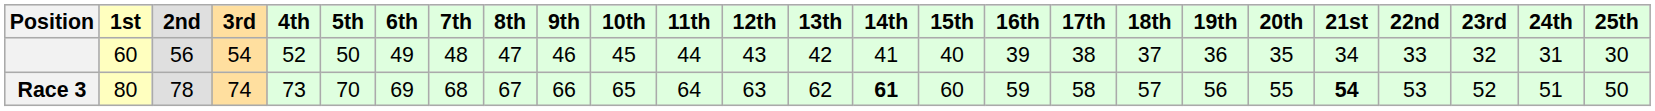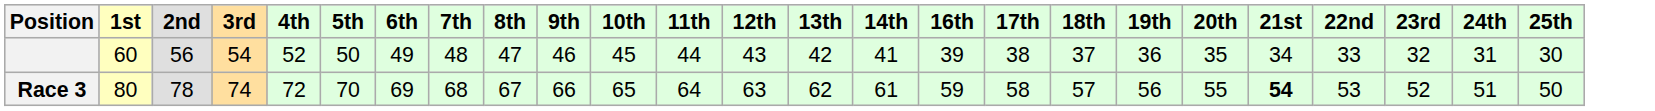- column: (952, 21)
(294, 89) 73 -> (294, 89) 72
(886, 89) bold -> (886, 89) normal
